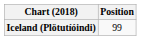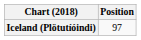(117, 27) 99 -> (117, 27) 97
